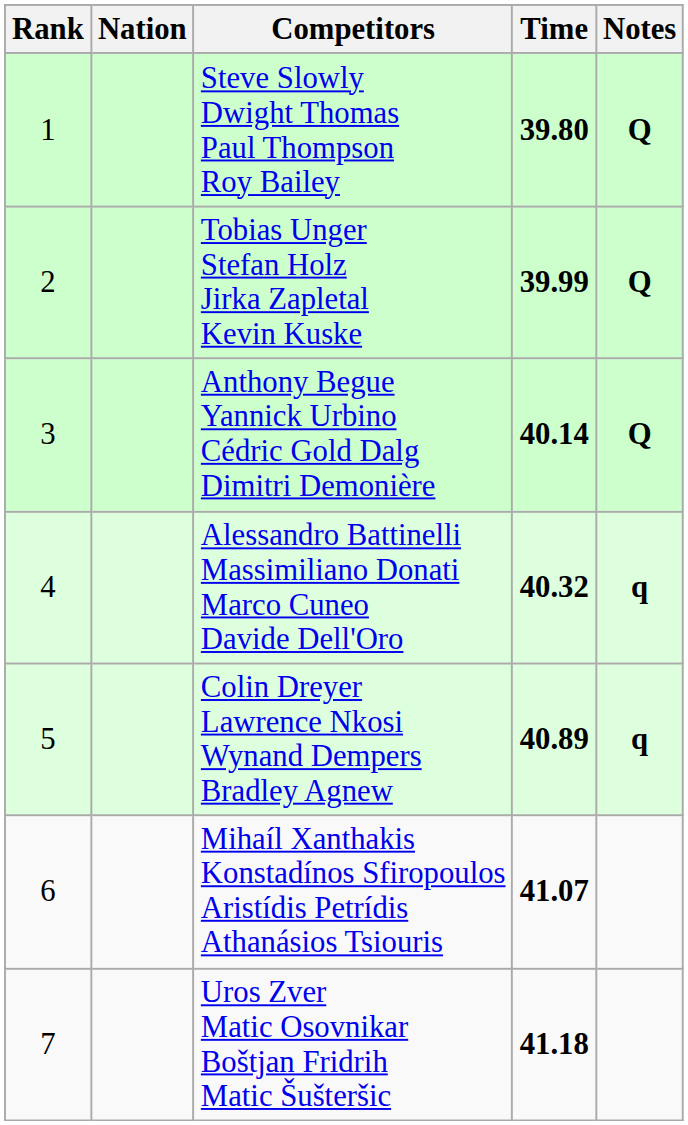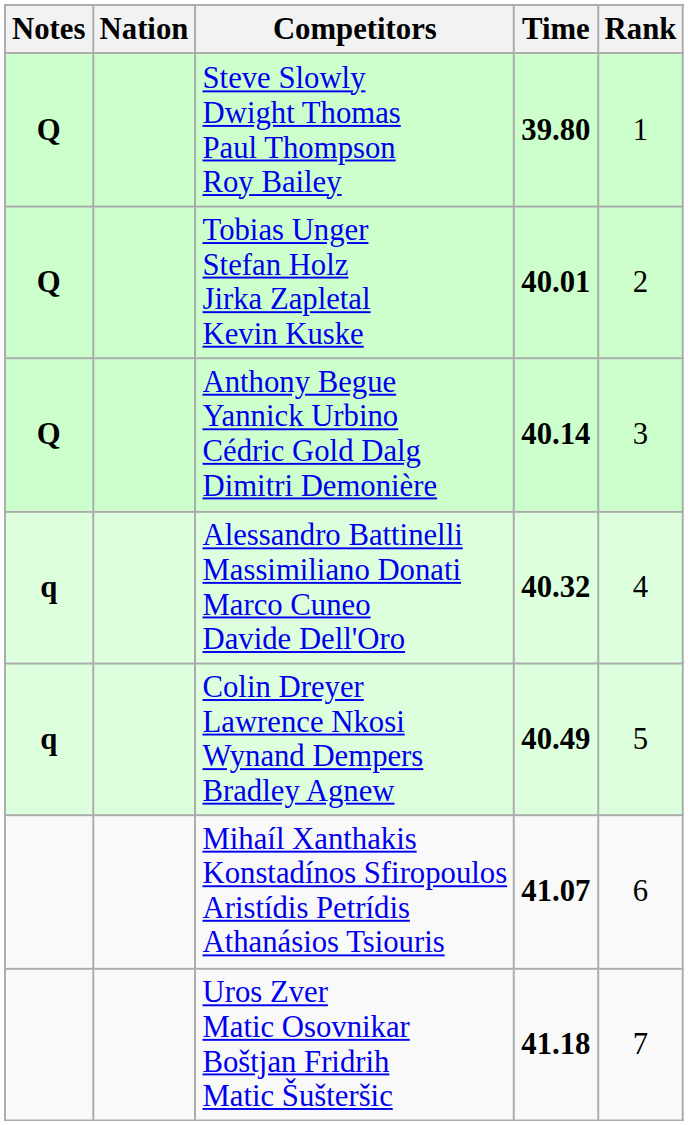columns swapped: (48, 28) <-> (640, 28)
(554, 281) 39.99 -> (556, 281) 40.01
(554, 739) 40.89 -> (556, 739) 40.49
